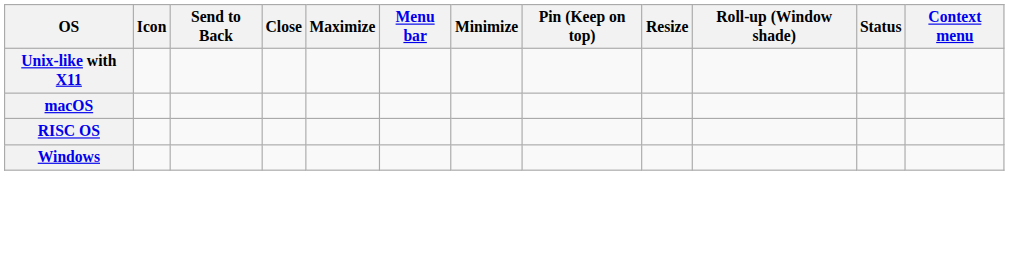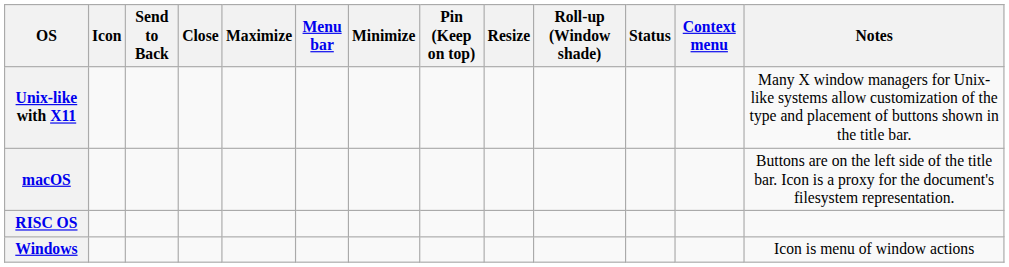+ column: (874, 35)
